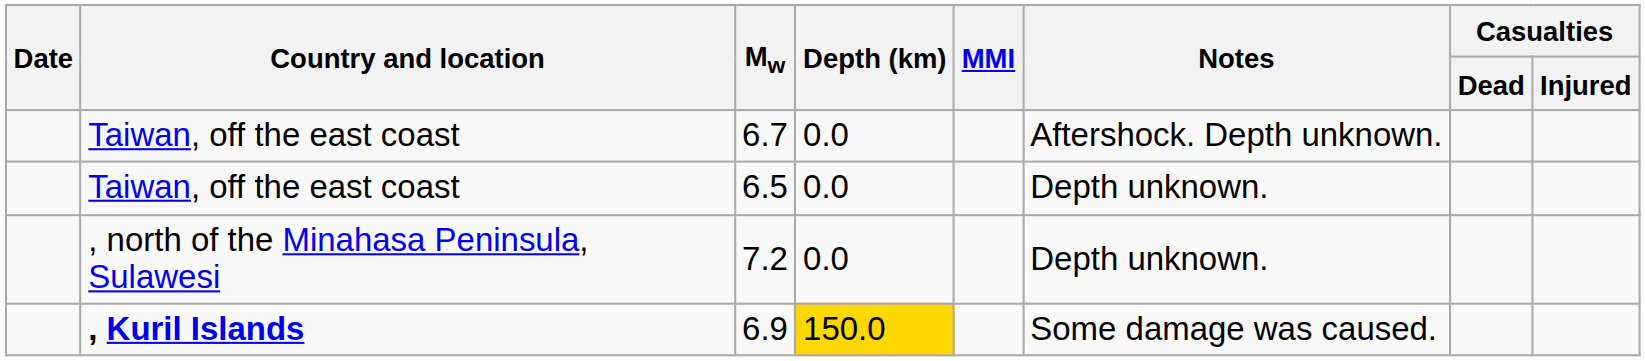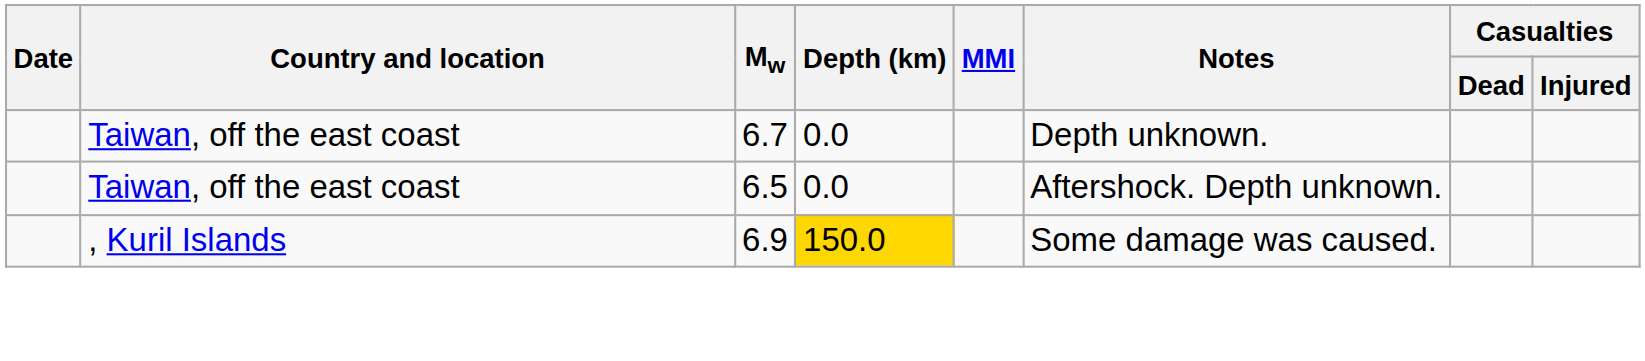(1236, 135) Aftershock. Depth unknown. -> (1149, 135) Depth unknown.
(1149, 187) Depth unknown. -> (1236, 187) Aftershock. Depth unknown.
- row: (765, 258)
(196, 329) bold -> (187, 239) normal
